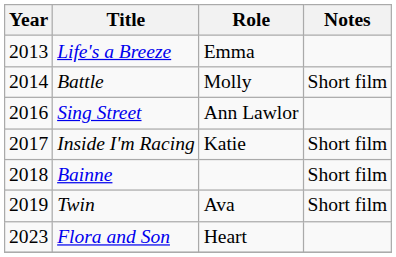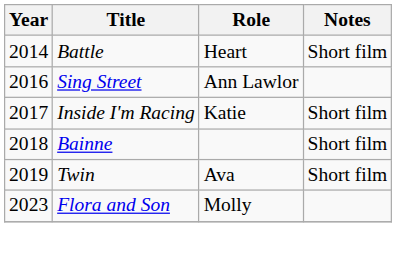- row: (114, 50)
(228, 81) Molly -> (225, 50) Heart
(225, 236) Heart -> (228, 205) Molly
